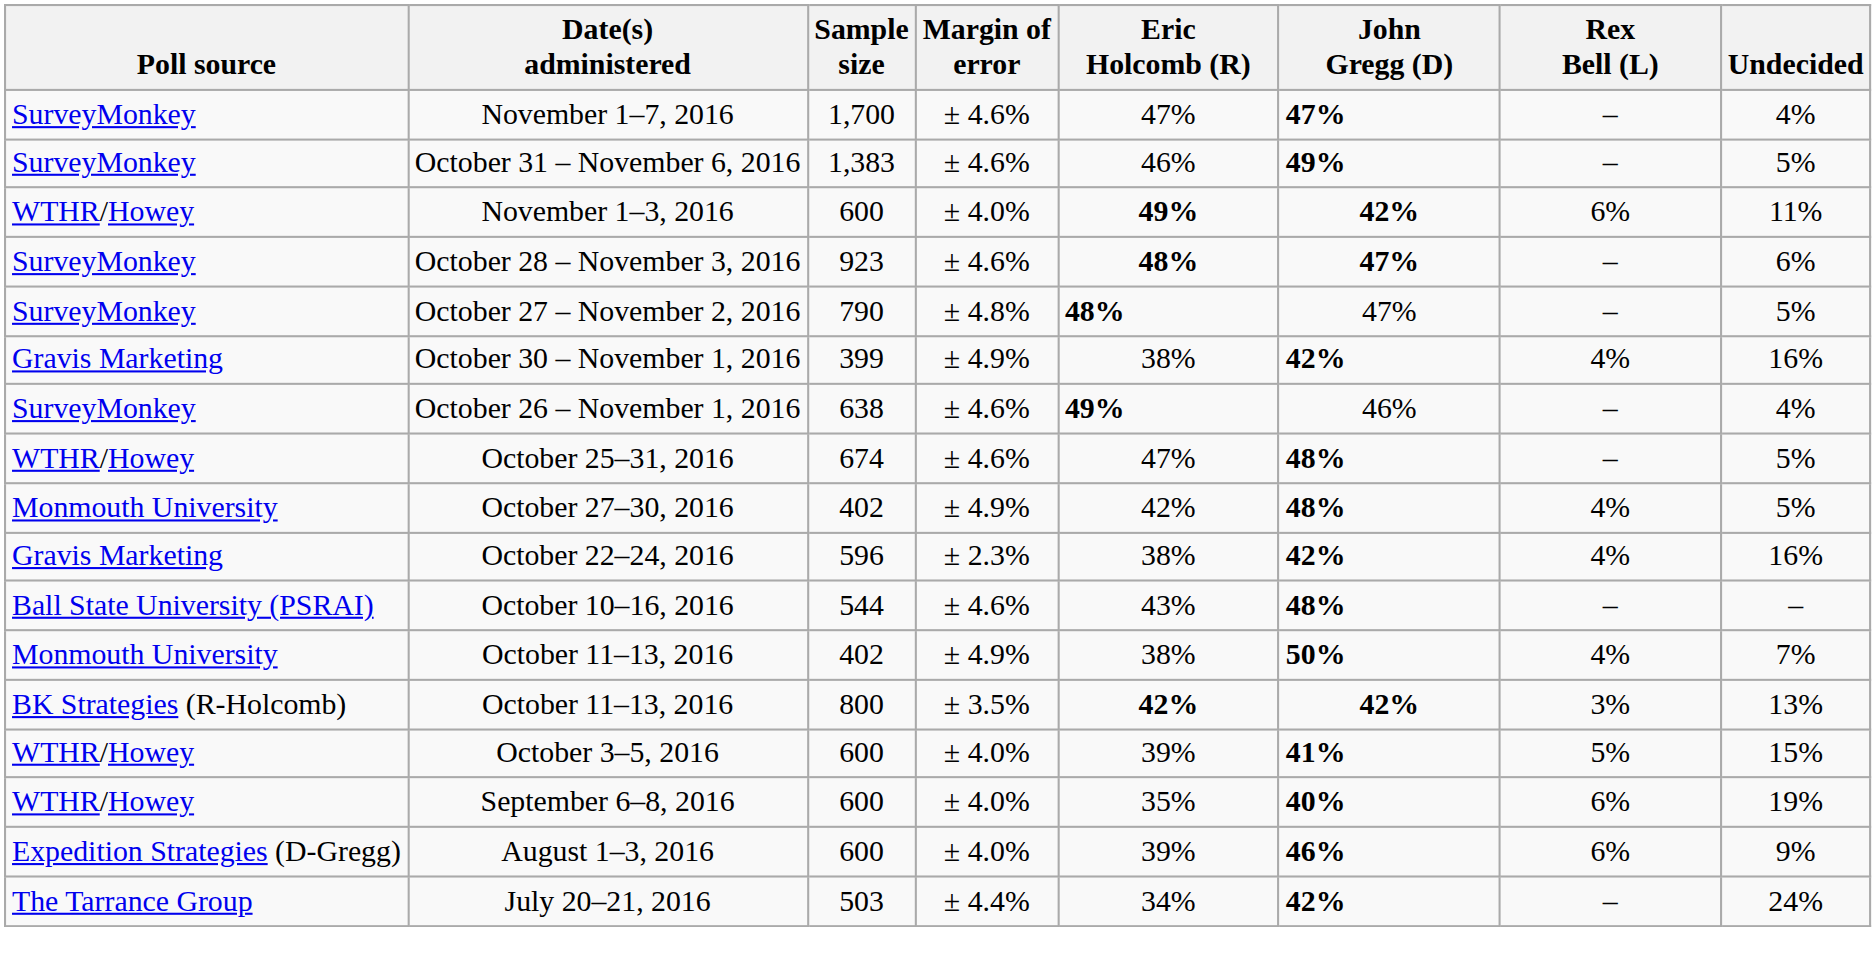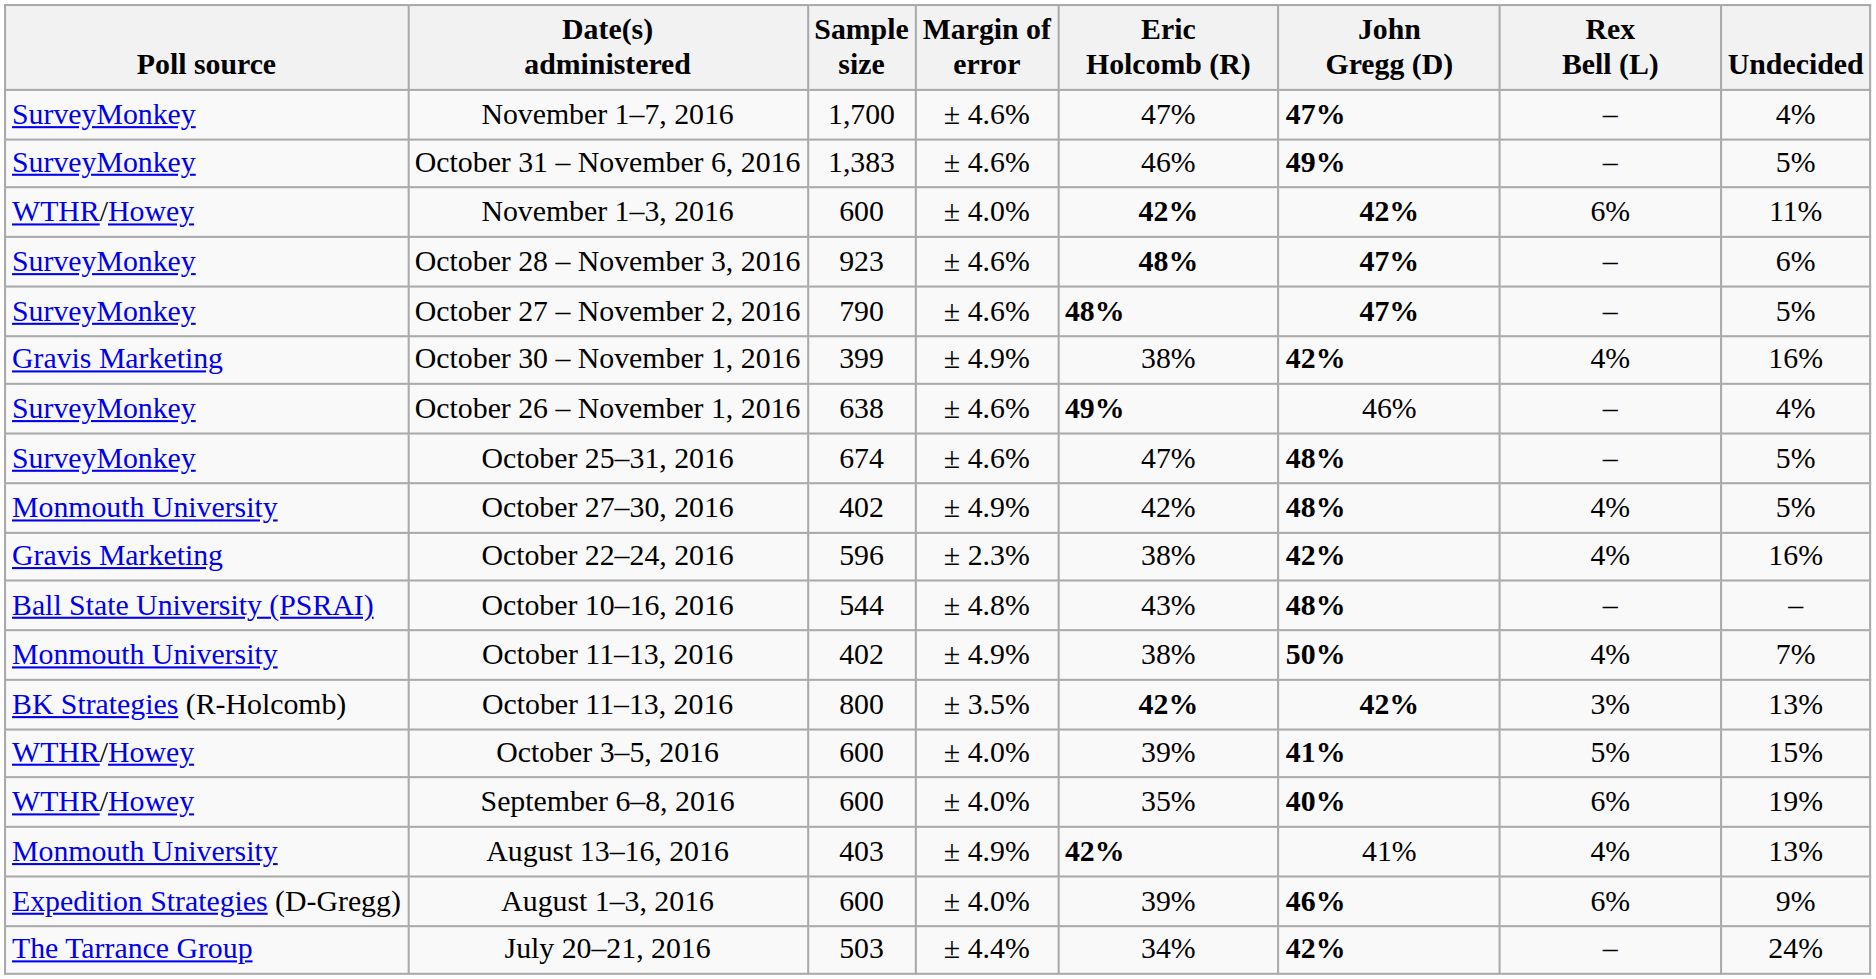(1168, 212) 49% -> (1168, 212) 42%
(987, 310) ± 4.8% -> (987, 310) ± 4.6%
(1389, 310) normal -> (1389, 310) bold
(103, 457) WTHR/Howey -> (104, 457) SurveyMonkey
(987, 605) ± 4.6% -> (987, 605) ± 4.8%
+ row: (608, 851)
